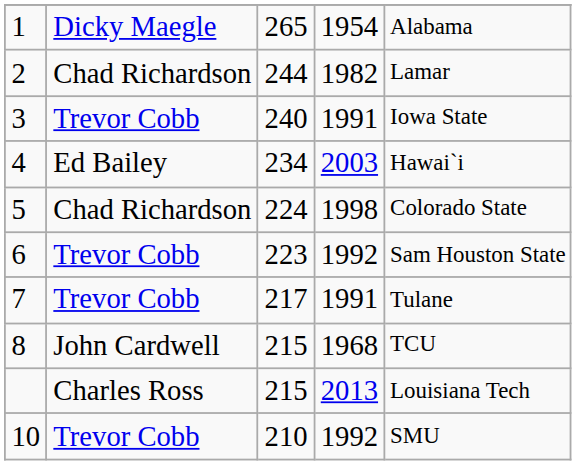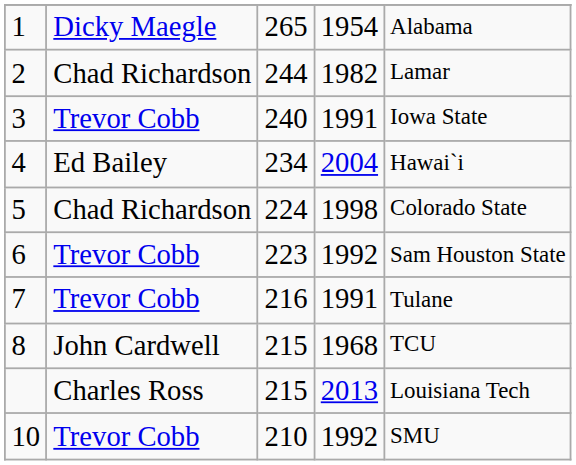(349, 163) 2003 -> (349, 163) 2004
(286, 299) 217 -> (286, 299) 216
